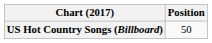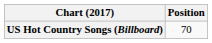(186, 30) 50 -> (186, 30) 70
